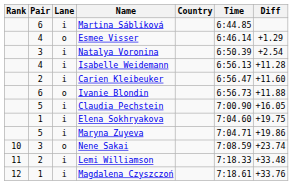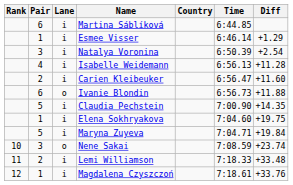(40, 38) 4 -> (40, 38) 1
(64, 38) o -> (64, 38) i
(271, 106) +16.05 -> (271, 106) +14.35
(271, 133) +19.86 -> (271, 133) +19.84
